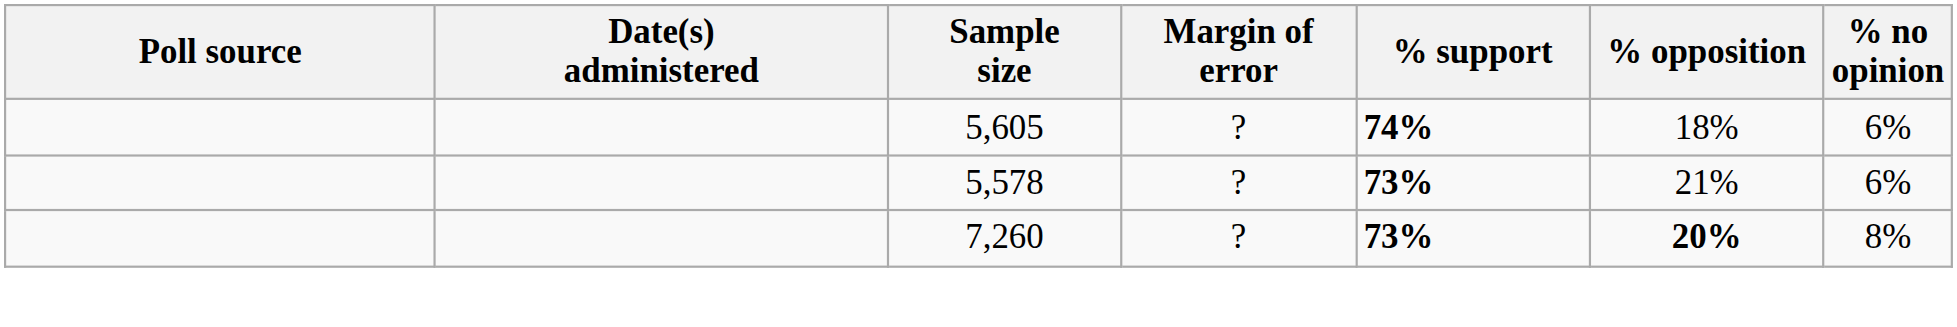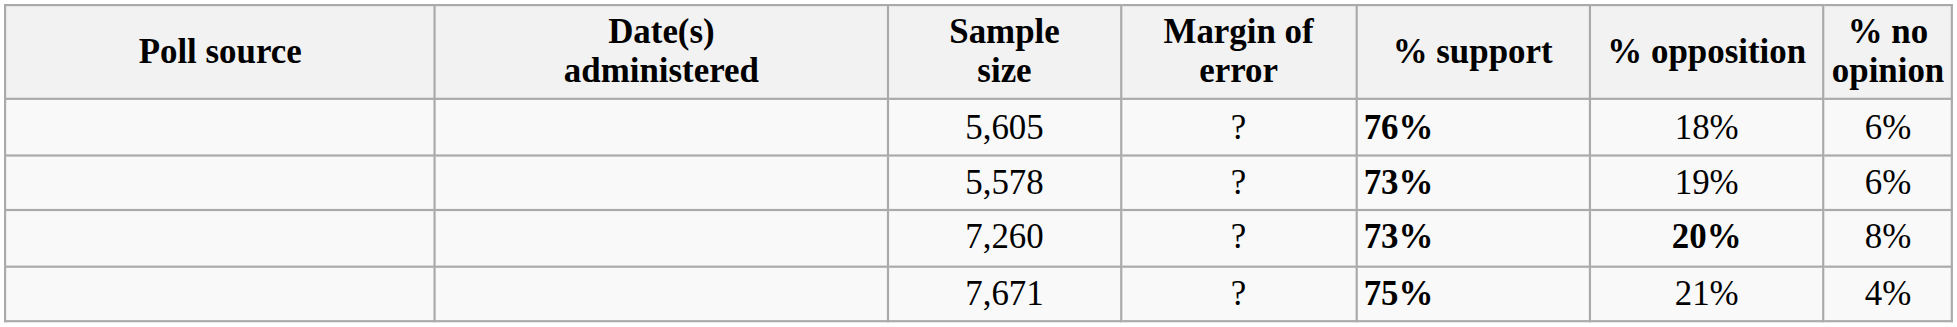(1399, 126) 74% -> (1399, 126) 76%
(1707, 182) 21% -> (1707, 182) 19%
+ row: (1004, 292)
